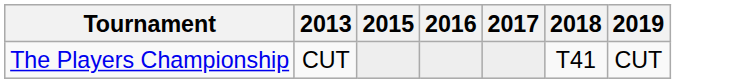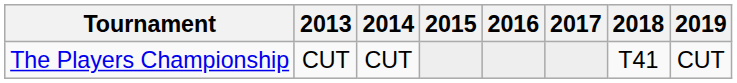+ column: (388, 23)
